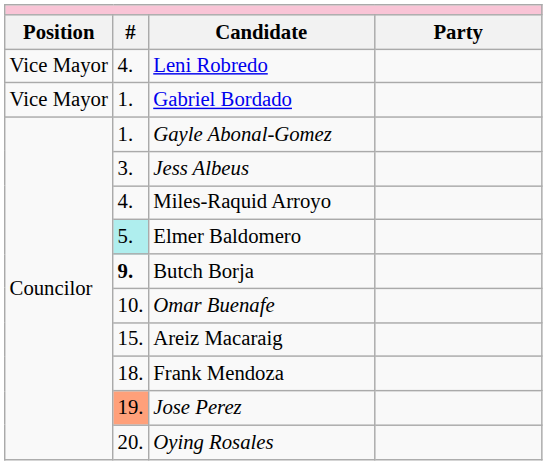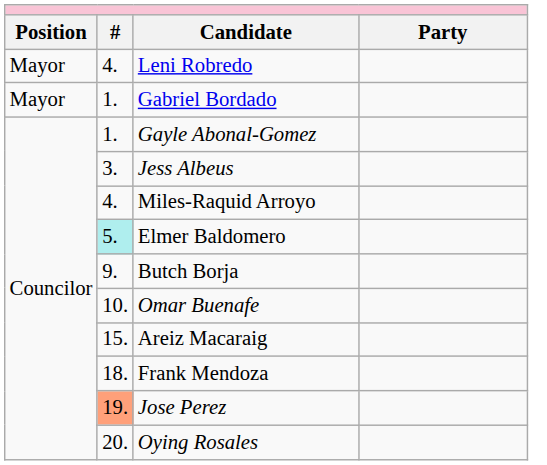(59, 65) Vice Mayor -> (37, 65) Mayor
(59, 100) Vice Mayor -> (37, 100) Mayor
(125, 271) bold -> (110, 271) normal
